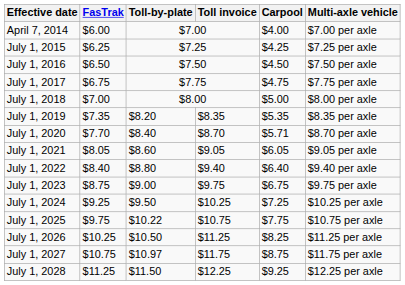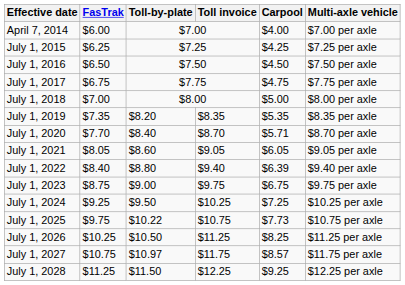(275, 168) $6.40 -> (275, 168) $6.39
(275, 220) $7.75 -> (275, 220) $7.73
(275, 254) $8.75 -> (275, 254) $8.57
